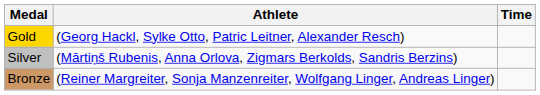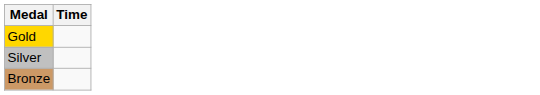- column: (275, 15)
